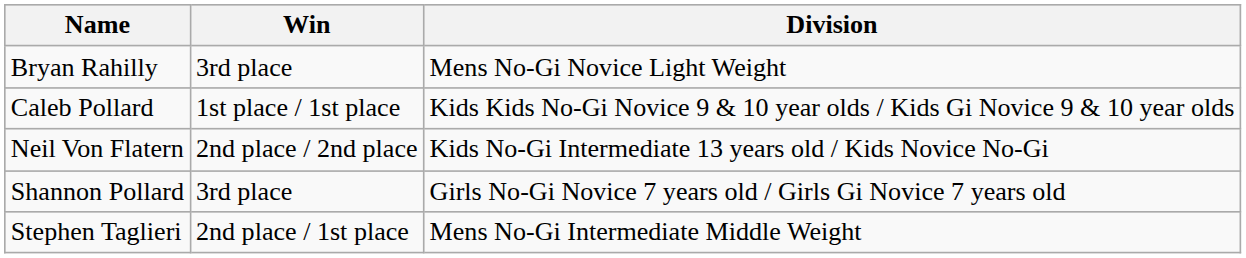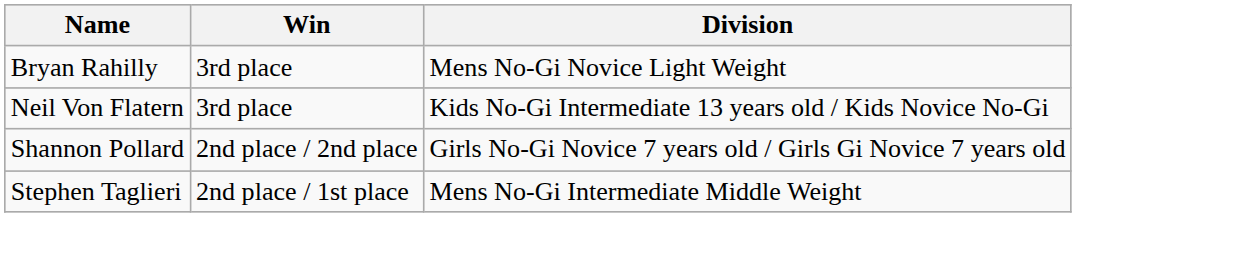- row: (82, 107)
(307, 149) 2nd place / 2nd place -> (244, 107) 3rd place
(244, 190) 3rd place -> (307, 149) 2nd place / 2nd place
